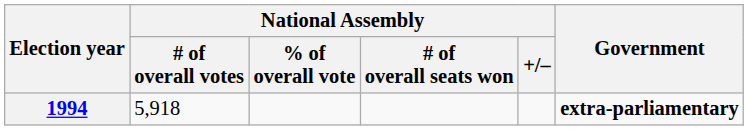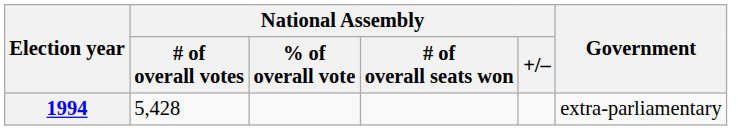(157, 108) 5,918 -> (157, 108) 5,428
(650, 108) bold -> (641, 108) normal
